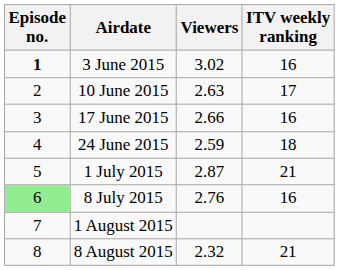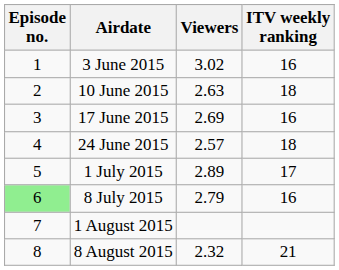(37, 63) bold -> (37, 63) normal
(288, 90) 17 -> (288, 90) 18
(209, 117) 2.66 -> (209, 117) 2.69
(209, 144) 2.59 -> (209, 144) 2.57
(209, 171) 2.87 -> (209, 171) 2.89
(288, 171) 21 -> (288, 171) 17
(209, 198) 2.76 -> (209, 198) 2.79
